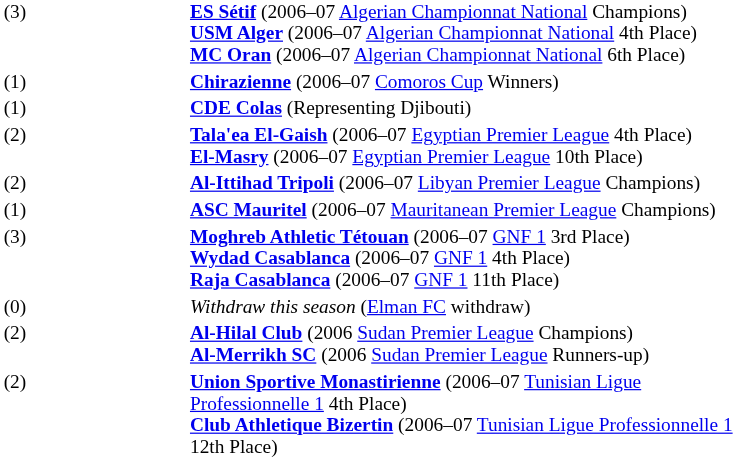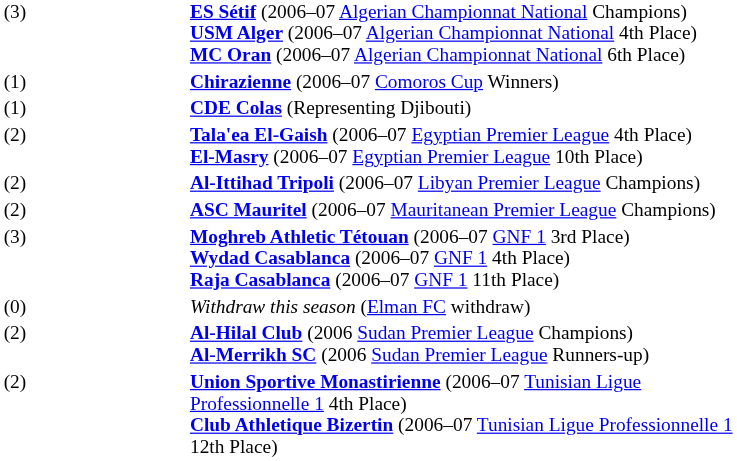(15, 209) (1) -> (15, 209) (2)
